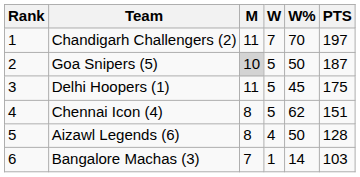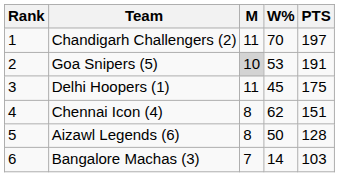- column: (274, 16)
(297, 64) 50 -> (275, 64) 53
(335, 64) 187 -> (314, 64) 191
